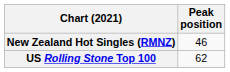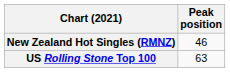(201, 59) 62 -> (201, 59) 63
